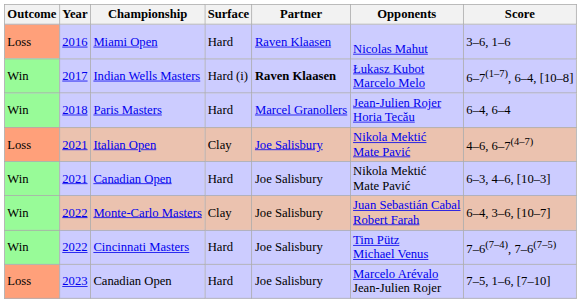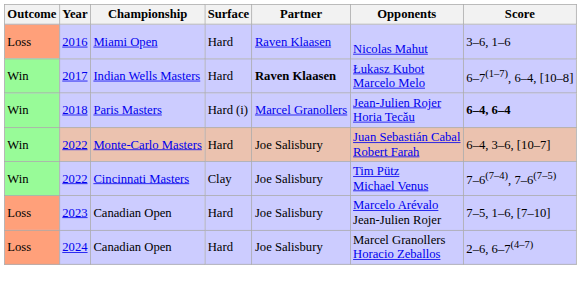(228, 75) Hard (i) -> (220, 75) Hard
(220, 110) Hard -> (228, 110) Hard (i)
(488, 110) normal -> (488, 110) bold
- row: (75, 144)
- row: (75, 178)
(220, 213) Clay -> (220, 144) Hard
(220, 247) Hard -> (220, 178) Clay
+ row: (75, 247)
